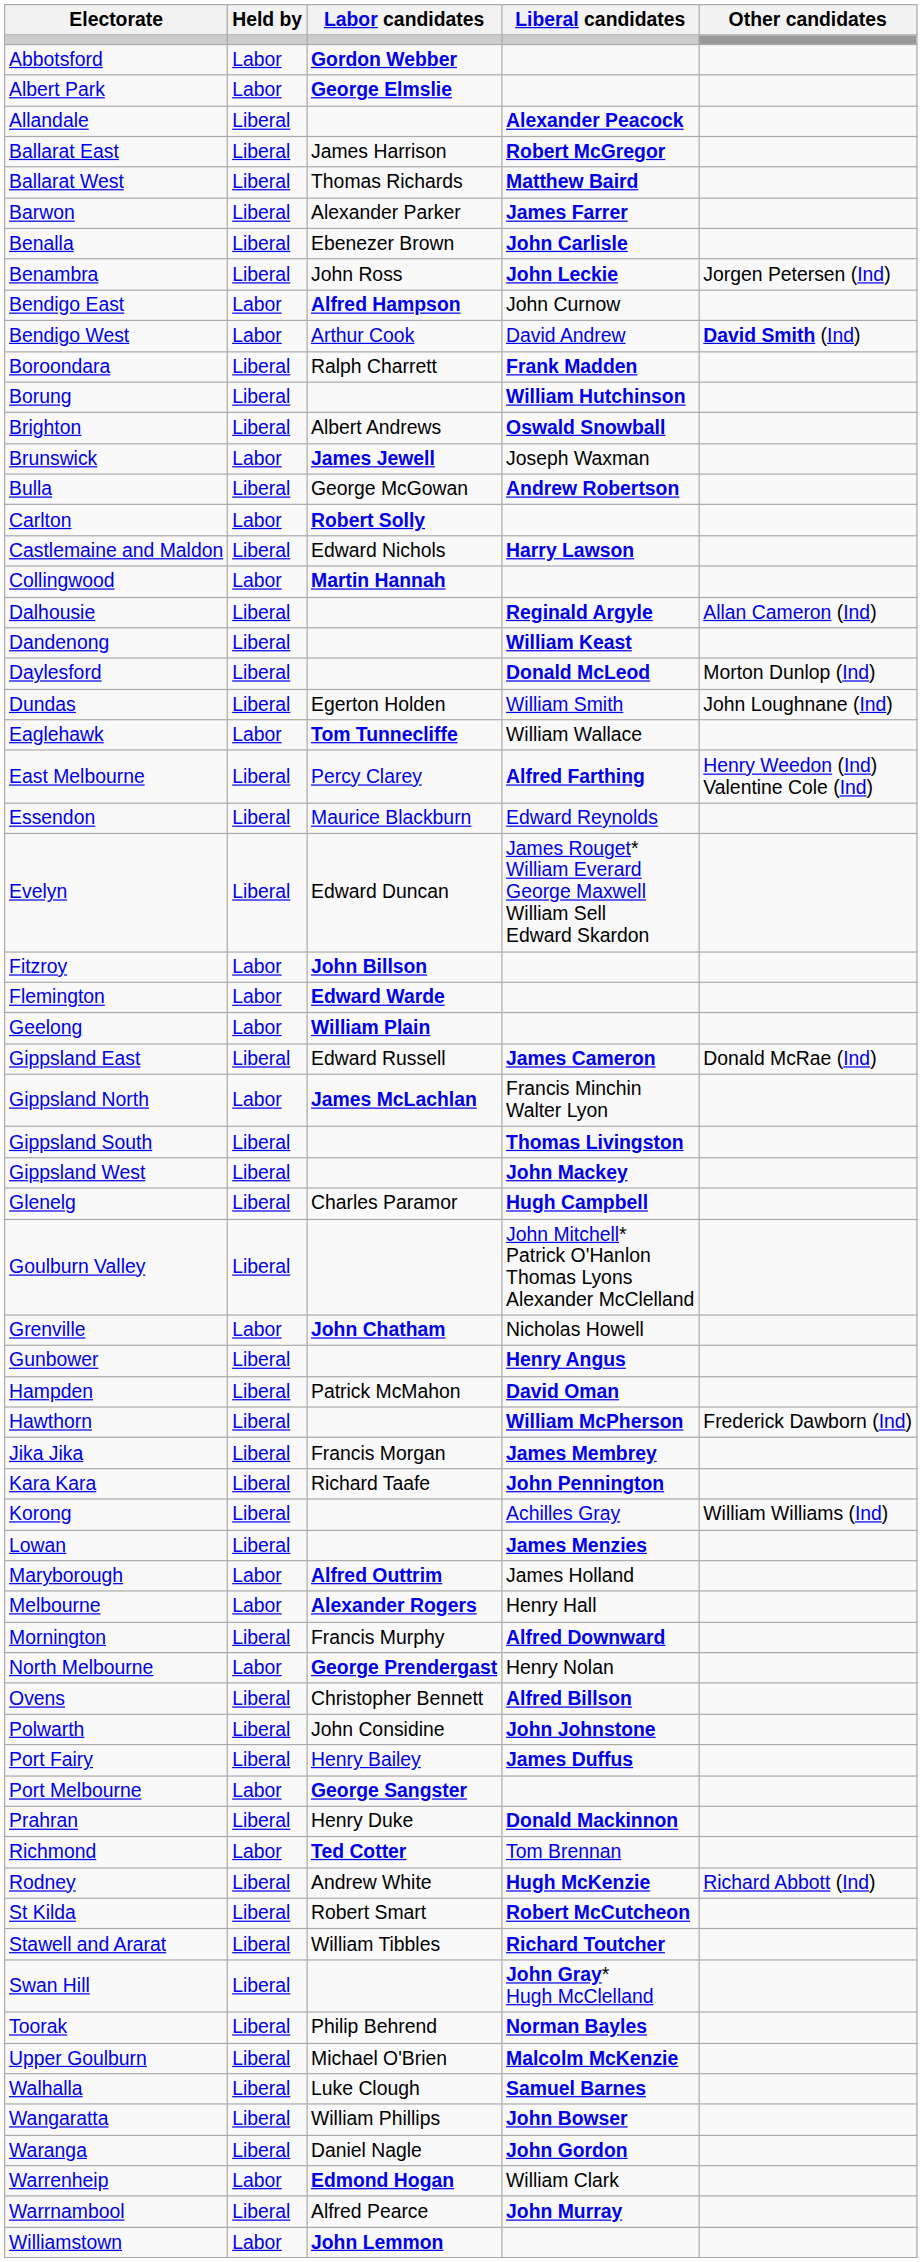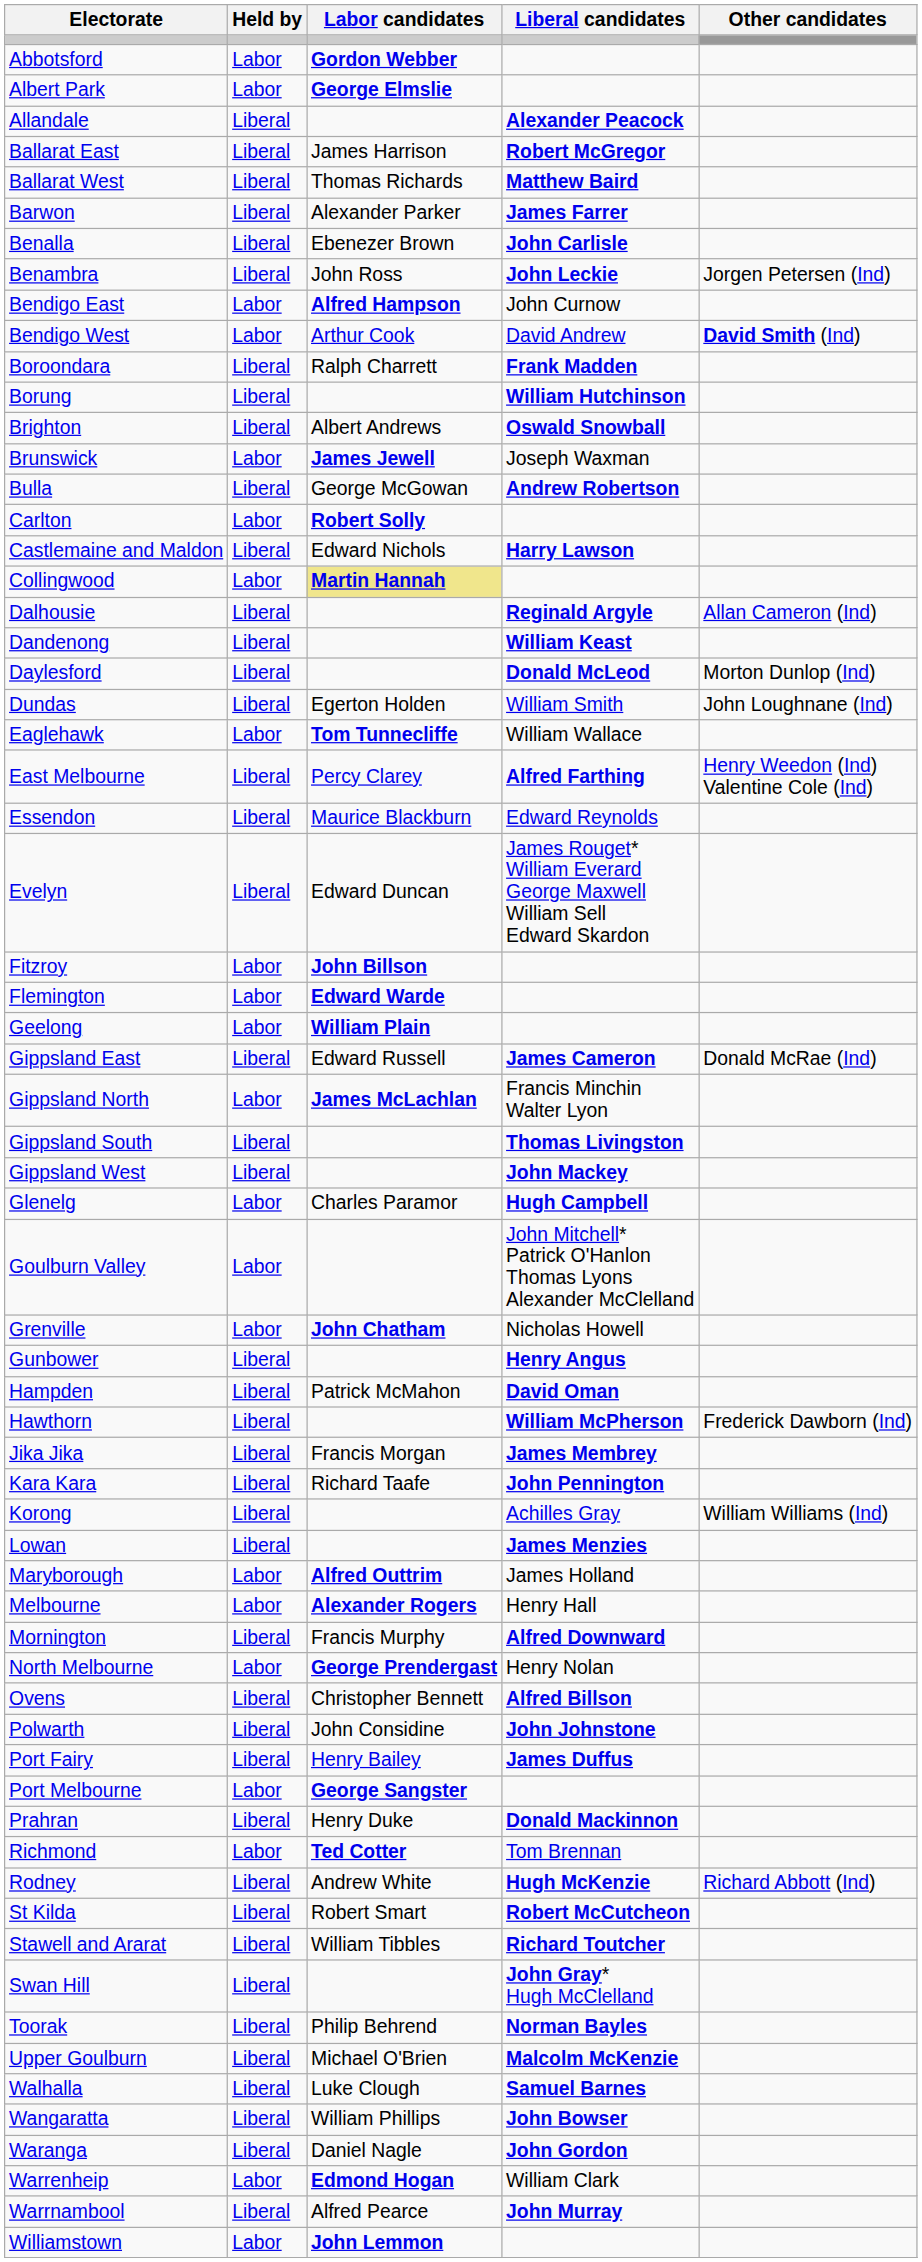(378, 581) no background -> (378, 581) khaki background
(261, 1203) Liberal -> (257, 1203) Labor
(261, 1266) Liberal -> (257, 1266) Labor
